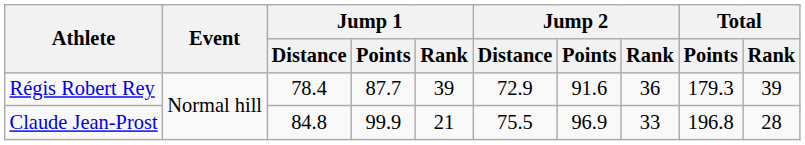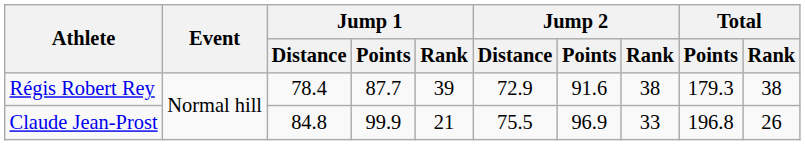(650, 89) 36 -> (650, 89) 38
(771, 89) 39 -> (771, 89) 38
(771, 122) 28 -> (771, 122) 26
